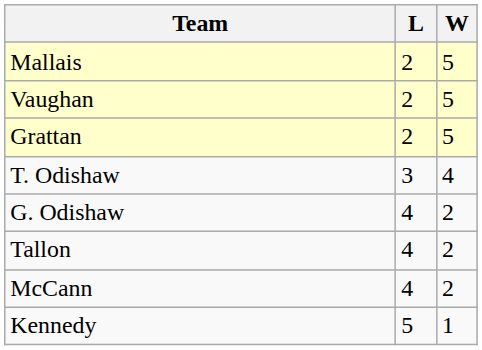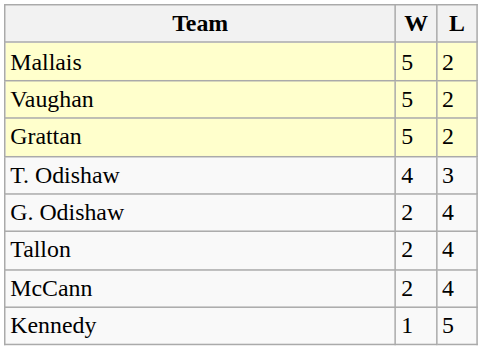columns swapped: (457, 23) <-> (416, 23)
